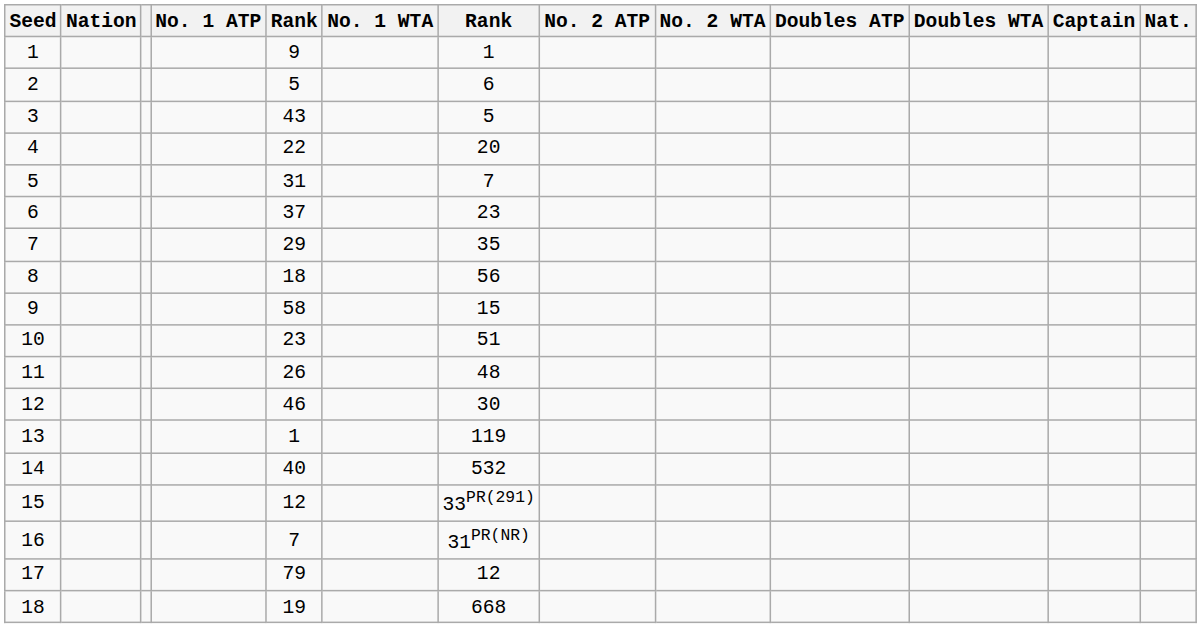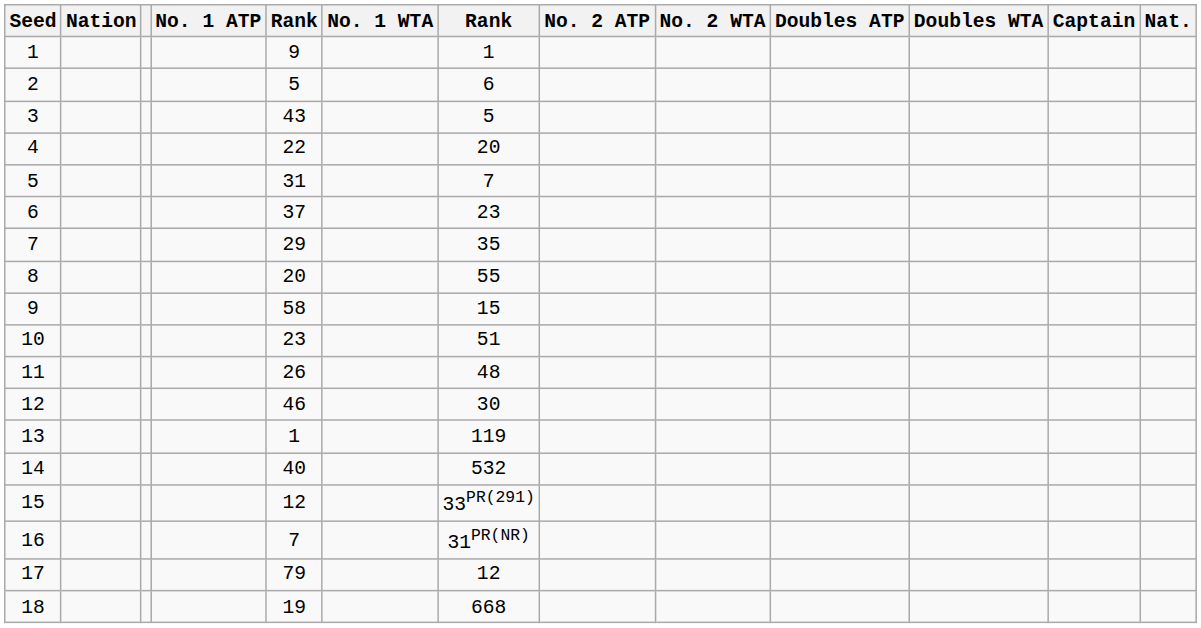(294, 277) 18 -> (294, 277) 20
(489, 277) 56 -> (489, 277) 55
